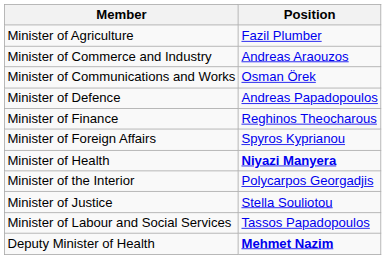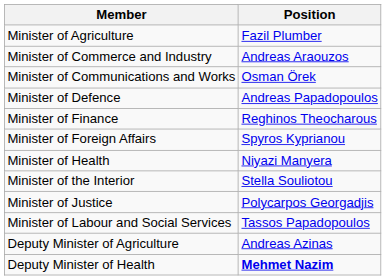(289, 160) bold -> (287, 160) normal
(307, 181) Polycarpos Georgadjis -> (287, 181) Stella Souliotou
(287, 202) Stella Souliotou -> (307, 202) Polycarpos Georgadjis
+ row: (93, 243)
